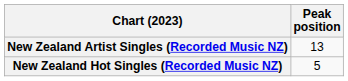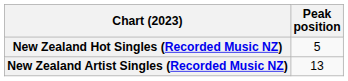rows swapped: (147, 66) <-> (147, 47)
